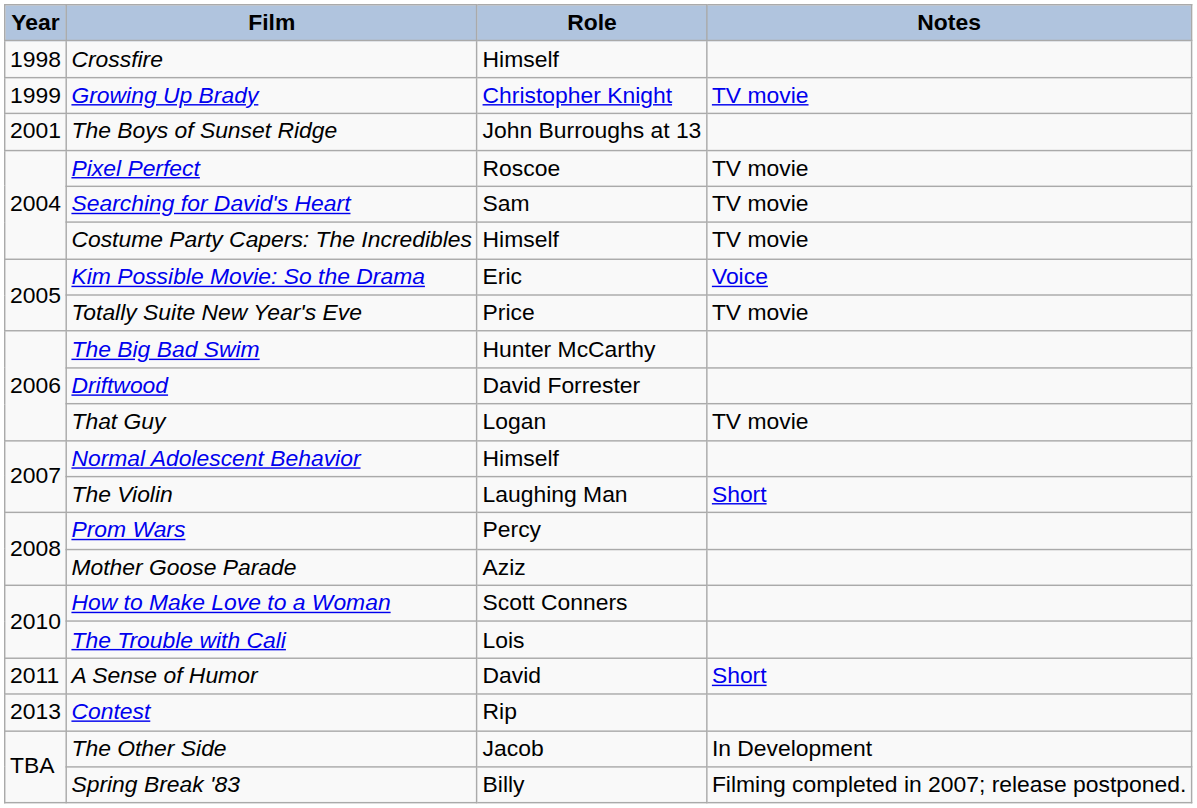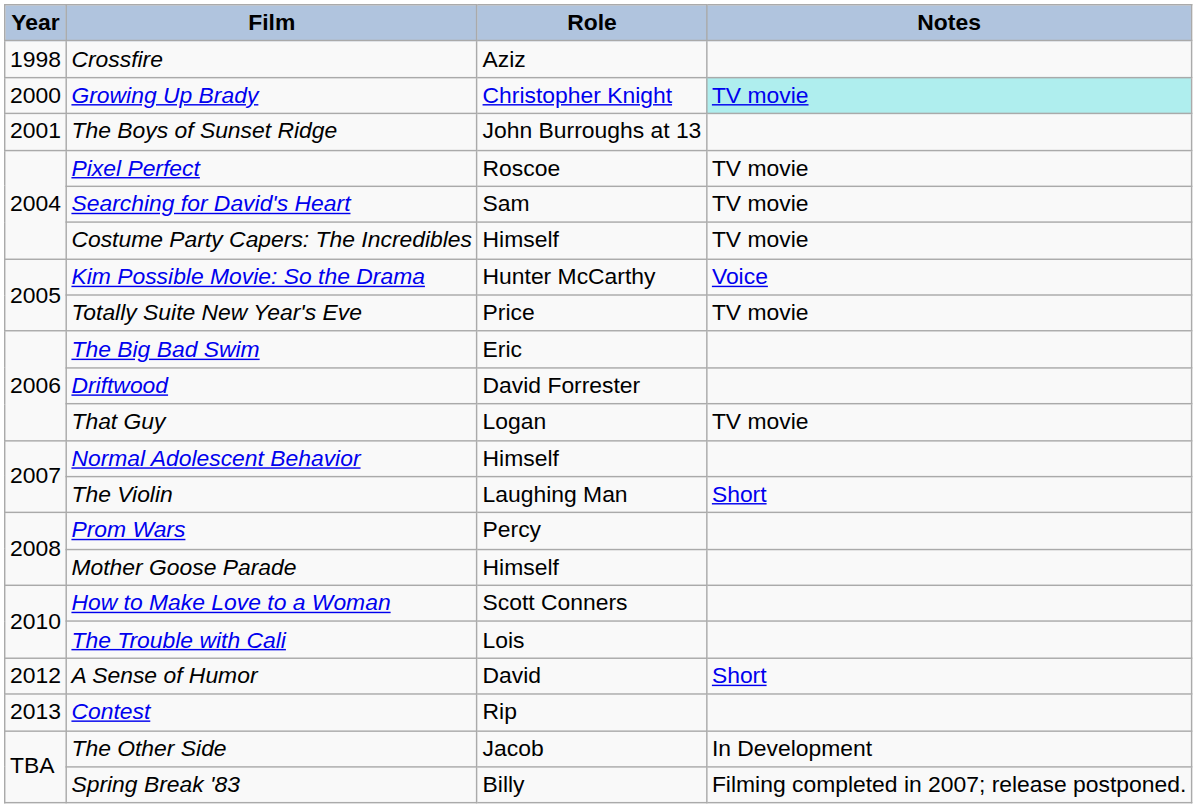(521, 58) Himself -> (504, 58) Aziz
(35, 95) 1999 -> (35, 95) 2000
(760, 95) no background -> (760, 95) paleturquoise background
(502, 276) Eric -> (569, 276) Hunter McCarthy
(569, 349) Hunter McCarthy -> (502, 349) Eric
(504, 566) Aziz -> (521, 566) Himself
(35, 675) 2011 -> (35, 675) 2012
